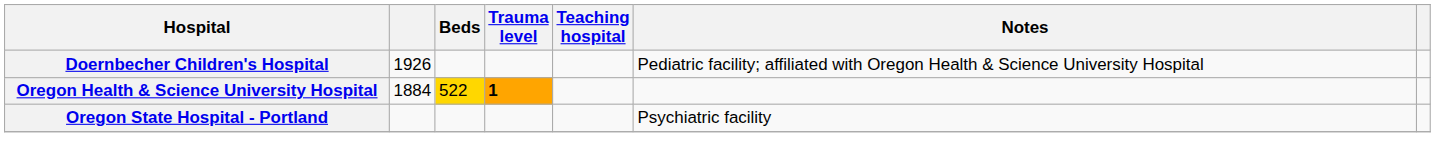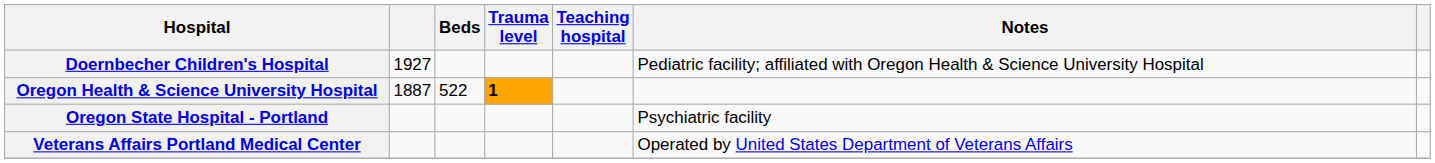(412, 63) 1926 -> (412, 63) 1927
(412, 90) 1884 -> (412, 90) 1887
(453, 90) gold background -> (453, 90) no background
+ row: (197, 144)
